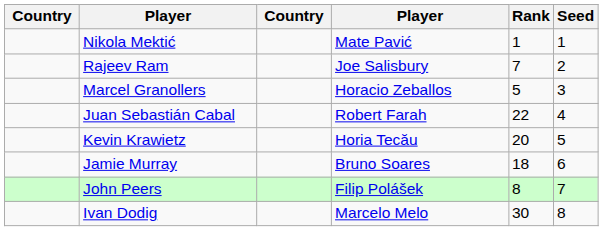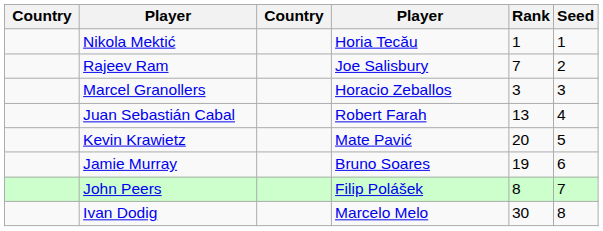(373, 41) Mate Pavić -> (376, 41) Horia Tecău
(516, 90) 5 -> (516, 90) 3
(521, 115) 22 -> (521, 115) 13
(376, 139) Horia Tecău -> (373, 139) Mate Pavić
(521, 164) 18 -> (521, 164) 19
